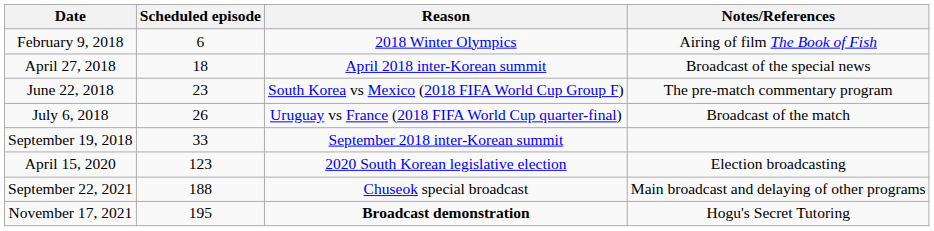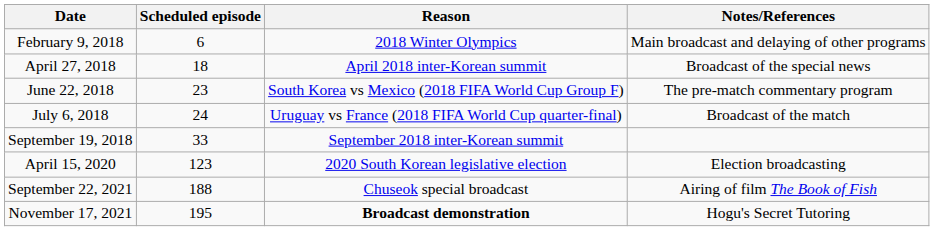(778, 41) Airing of film The Book of Fish -> (778, 41) Main broadcast and delaying of other programs
(200, 115) 26 -> (200, 115) 24
(778, 189) Main broadcast and delaying of other programs -> (778, 189) Airing of film The Book of Fish
